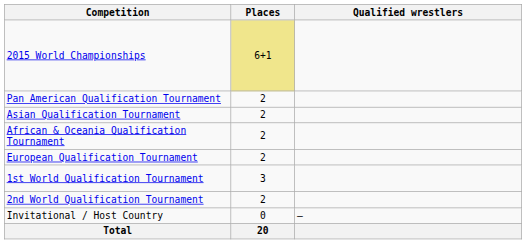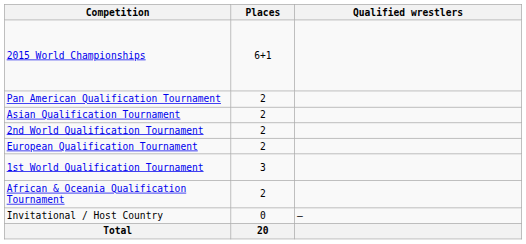(263, 56) khaki background -> (263, 56) no background
rows swapped: (96, 136) <-> (105, 200)
